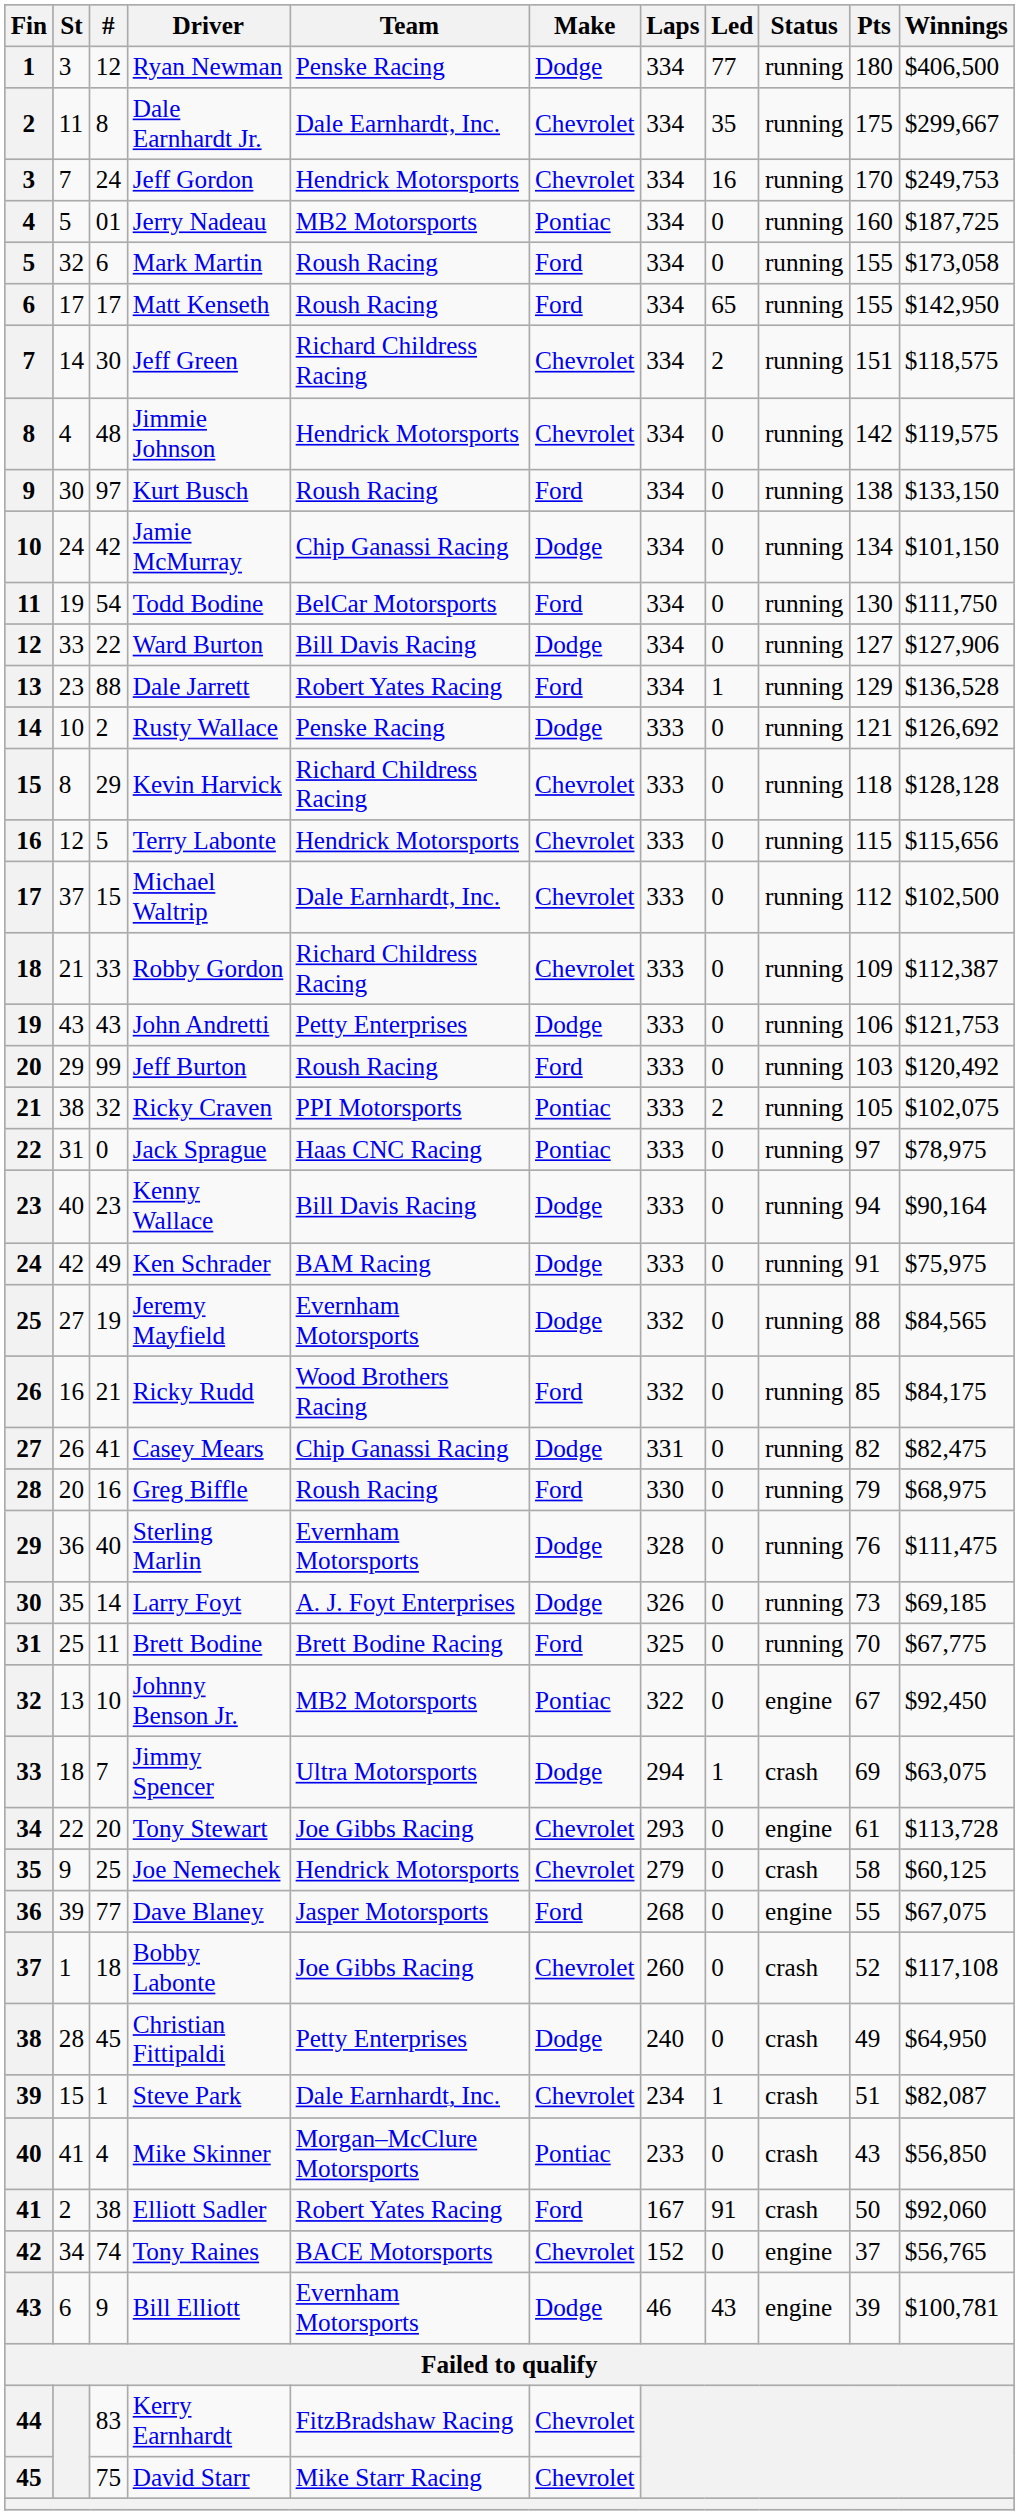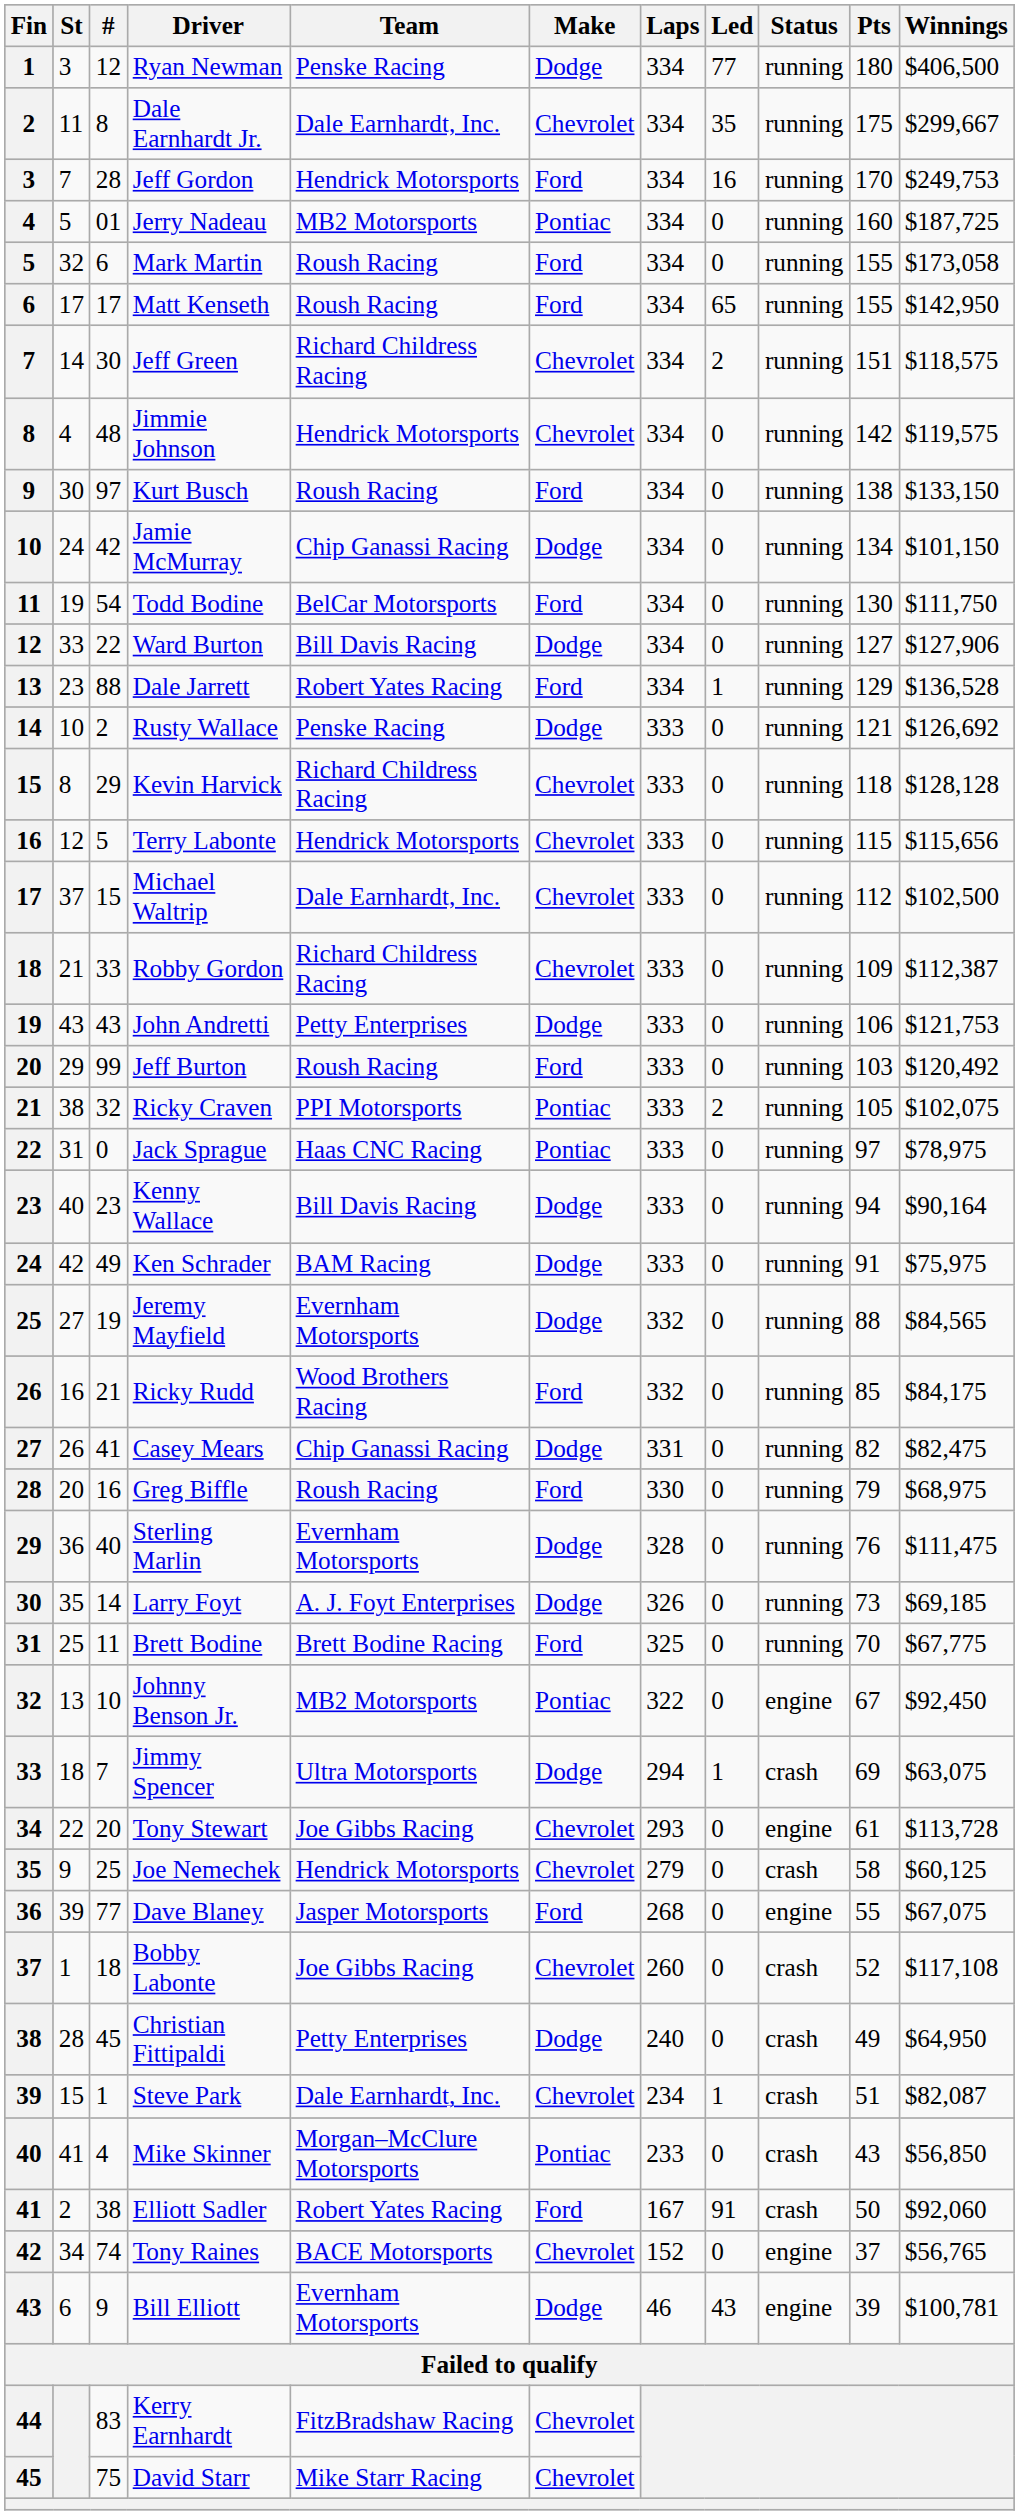(108, 180) 24 -> (108, 180) 28
(585, 180) Chevrolet -> (559, 180) Ford
